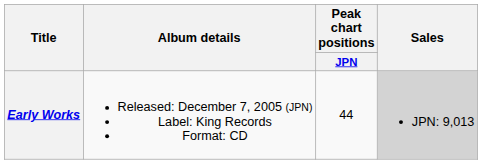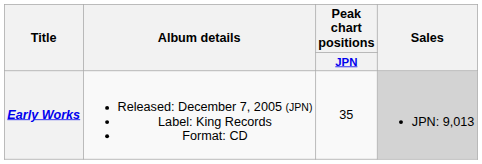(346, 114) 44 -> (346, 114) 35
